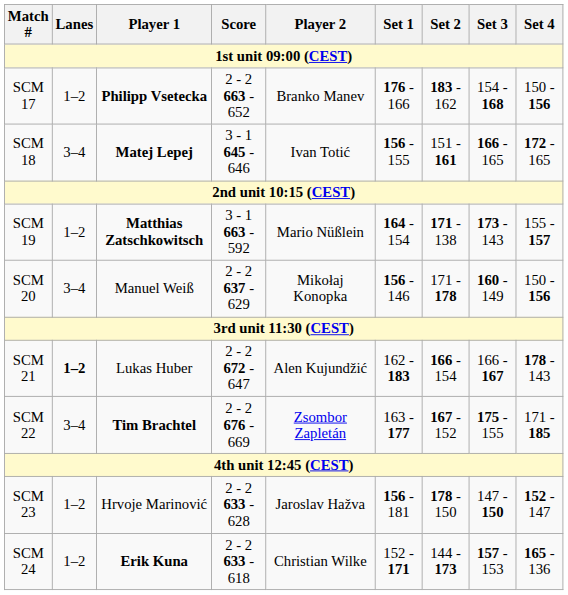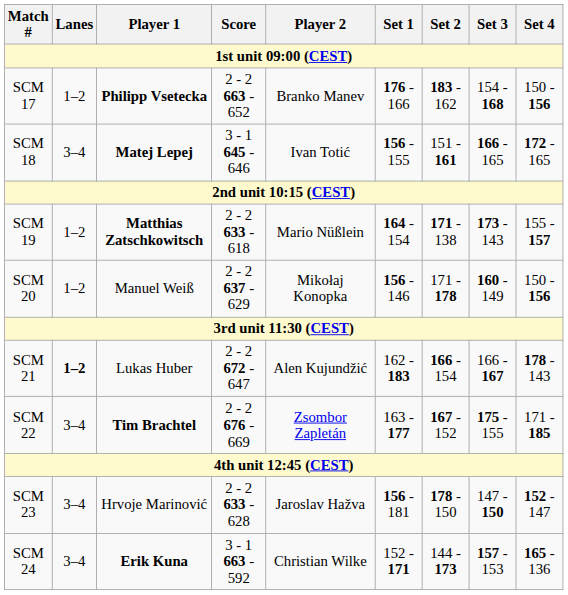(239, 232) 3 - 1 663 - 592 -> (239, 232) 2 - 2 633 - 618
(74, 288) 3–4 -> (74, 288) 1–2
(74, 504) 1–2 -> (74, 504) 3–4
(74, 561) 1–2 -> (74, 561) 3–4
(239, 561) 2 - 2 633 - 618 -> (239, 561) 3 - 1 663 - 592
